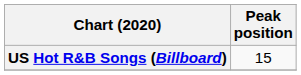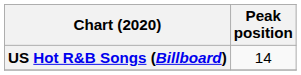(263, 57) 15 -> (263, 57) 14
